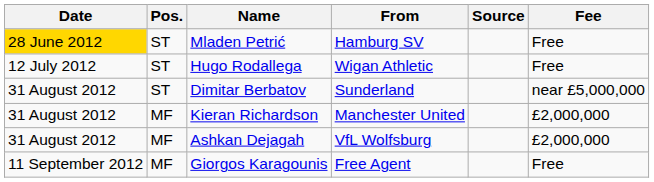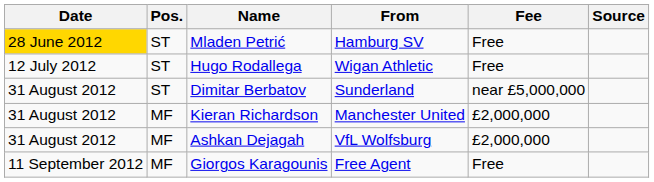columns swapped: (588, 16) <-> (498, 16)
